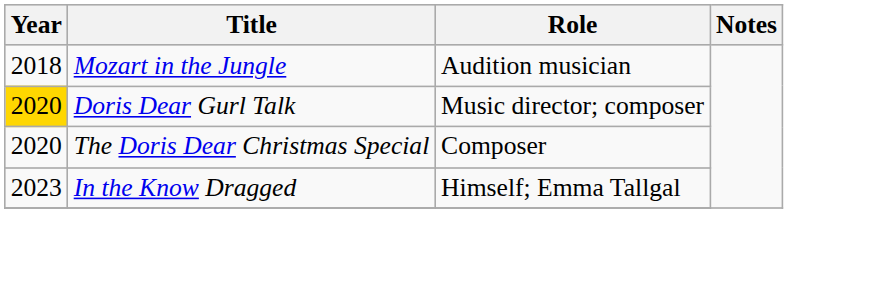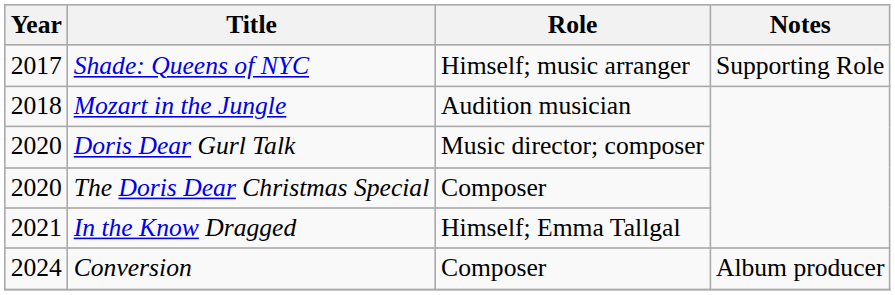+ row: (191, 65)
(36, 106) gold background -> (36, 146) no background
(36, 187) 2023 -> (36, 227) 2021
+ row: (133, 268)
